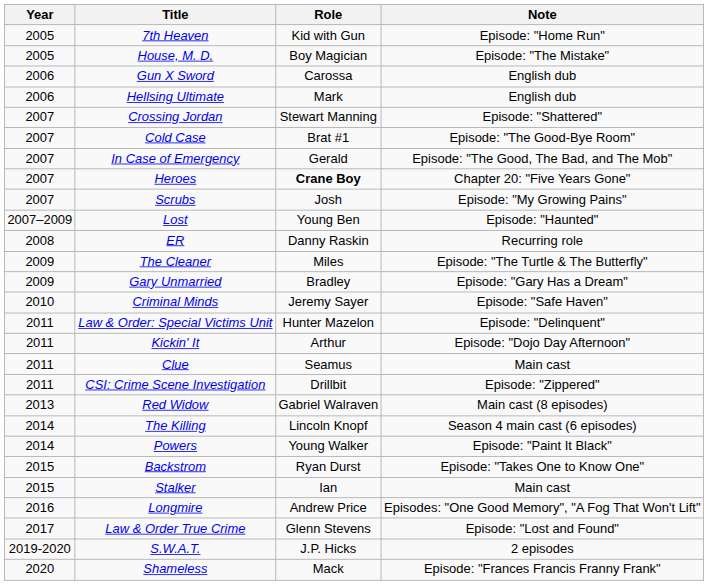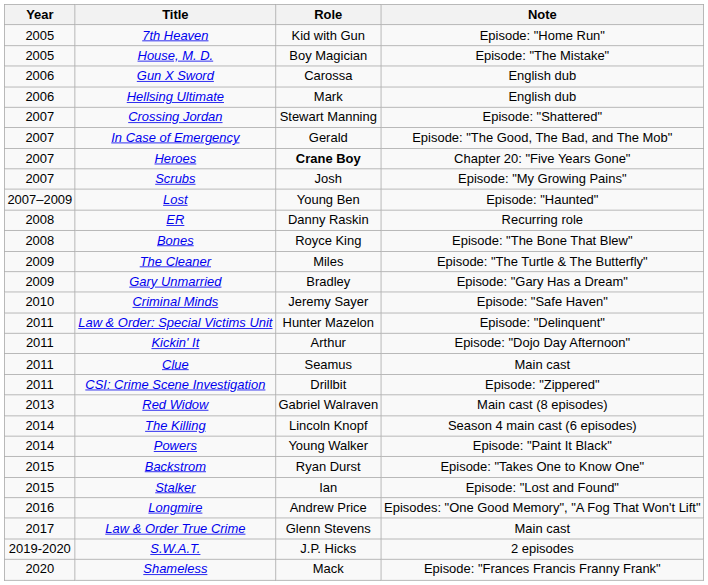- row: (175, 138)
+ row: (175, 240)
(542, 487) Main cast -> (542, 487) Episode: "Lost and Found"
(542, 528) Episode: "Lost and Found" -> (542, 528) Main cast
